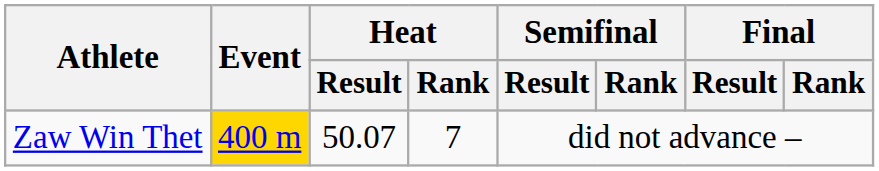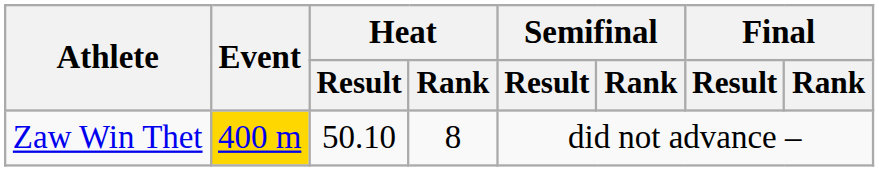(359, 137) 50.07 -> (359, 137) 50.10
(453, 137) 7 -> (453, 137) 8
